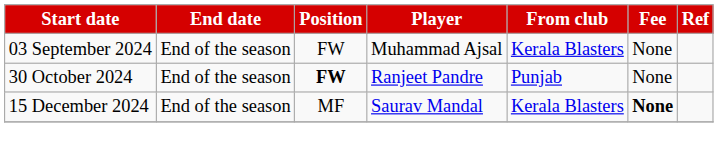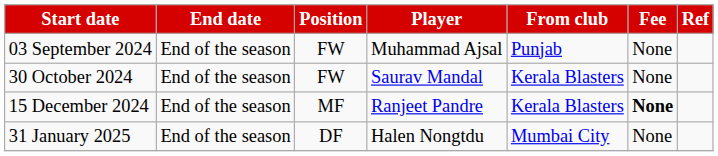(567, 48) Kerala Blasters -> (536, 48) Punjab
(331, 77) bold -> (331, 77) normal
(427, 77) Ranjeet Pandre -> (427, 77) Saurav Mandal
(536, 77) Punjab -> (567, 77) Kerala Blasters
(427, 106) Saurav Mandal -> (427, 106) Ranjeet Pandre
+ row: (70, 135)
